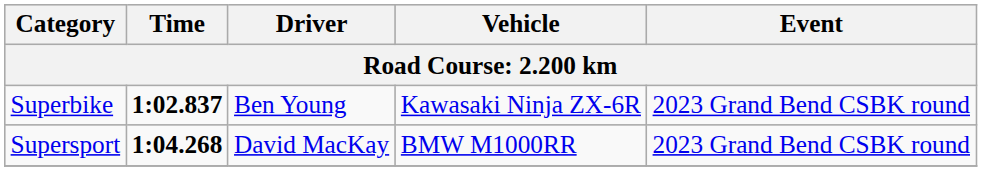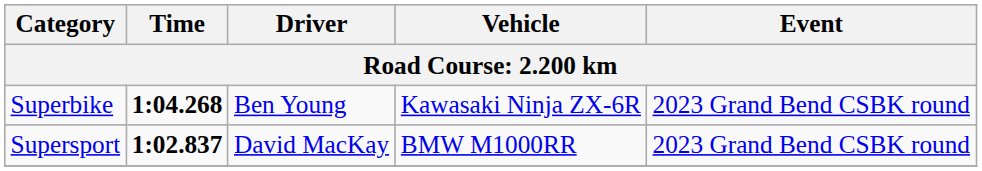(177, 104) 1:02.837 -> (177, 104) 1:04.268
(177, 144) 1:04.268 -> (177, 144) 1:02.837
